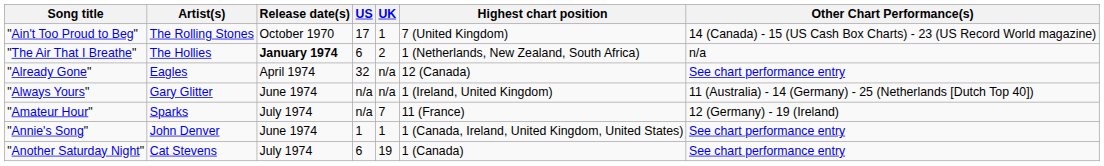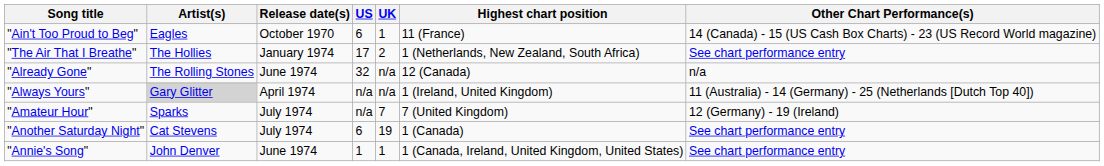(202, 33) The Rolling Stones -> (169, 33) Eagles
(362, 33) 17 -> (359, 33) 6
(455, 33) 7 (United Kingdom) -> (433, 33) 11 (France)
(299, 53) bold -> (297, 53) normal
(359, 53) 6 -> (362, 53) 17
(698, 53) n/a -> (767, 53) See chart performance entry
(169, 72) Eagles -> (202, 72) The Rolling Stones
(287, 72) April 1974 -> (288, 72) June 1974
(767, 72) See chart performance entry -> (698, 72) n/a
(181, 92) no background -> (181, 92) lightgrey background
(288, 92) June 1974 -> (287, 92) April 1974
(433, 111) 11 (France) -> (455, 111) 7 (United Kingdom)
rows swapped: (48, 131) <-> (76, 151)
